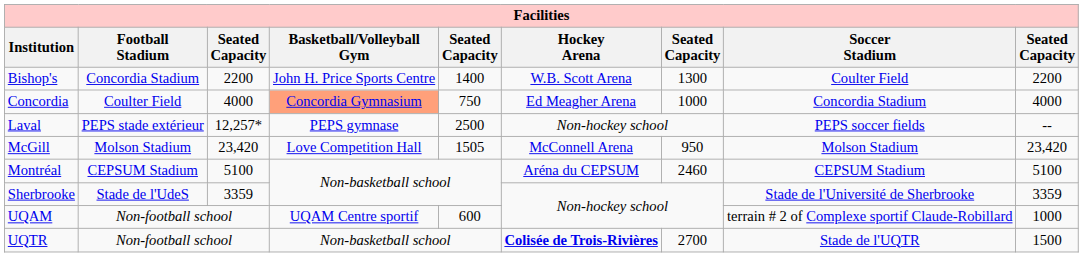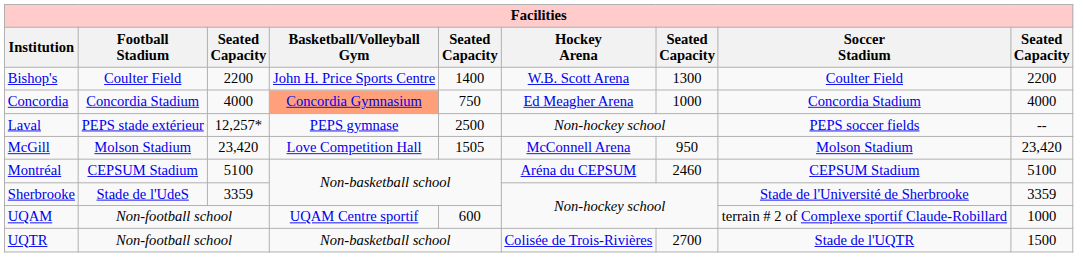(143, 78) Concordia Stadium -> (143, 78) Coulter Field
(143, 101) Coulter Field -> (143, 101) Concordia Stadium
(581, 240) bold -> (578, 240) normal
